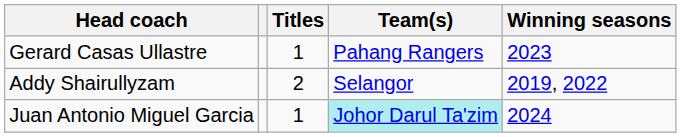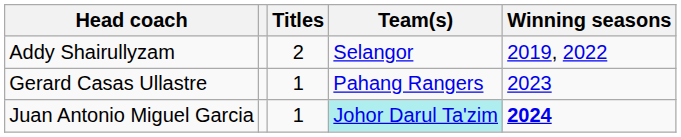rows swapped: (92, 83) <-> (108, 52)
(529, 115) normal -> (529, 115) bold
